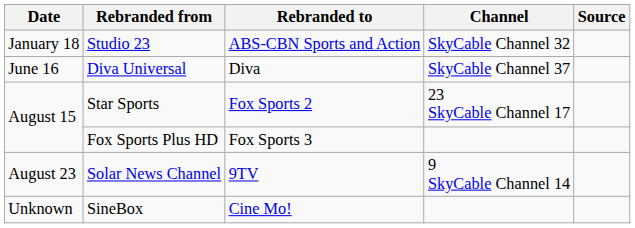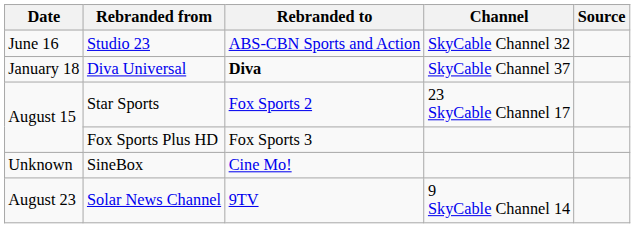(44, 43) January 18 -> (33, 43) June 16
(33, 69) June 16 -> (44, 69) January 18
(245, 69) normal -> (245, 69) bold
rows swapped: (154, 174) <-> (115, 209)
